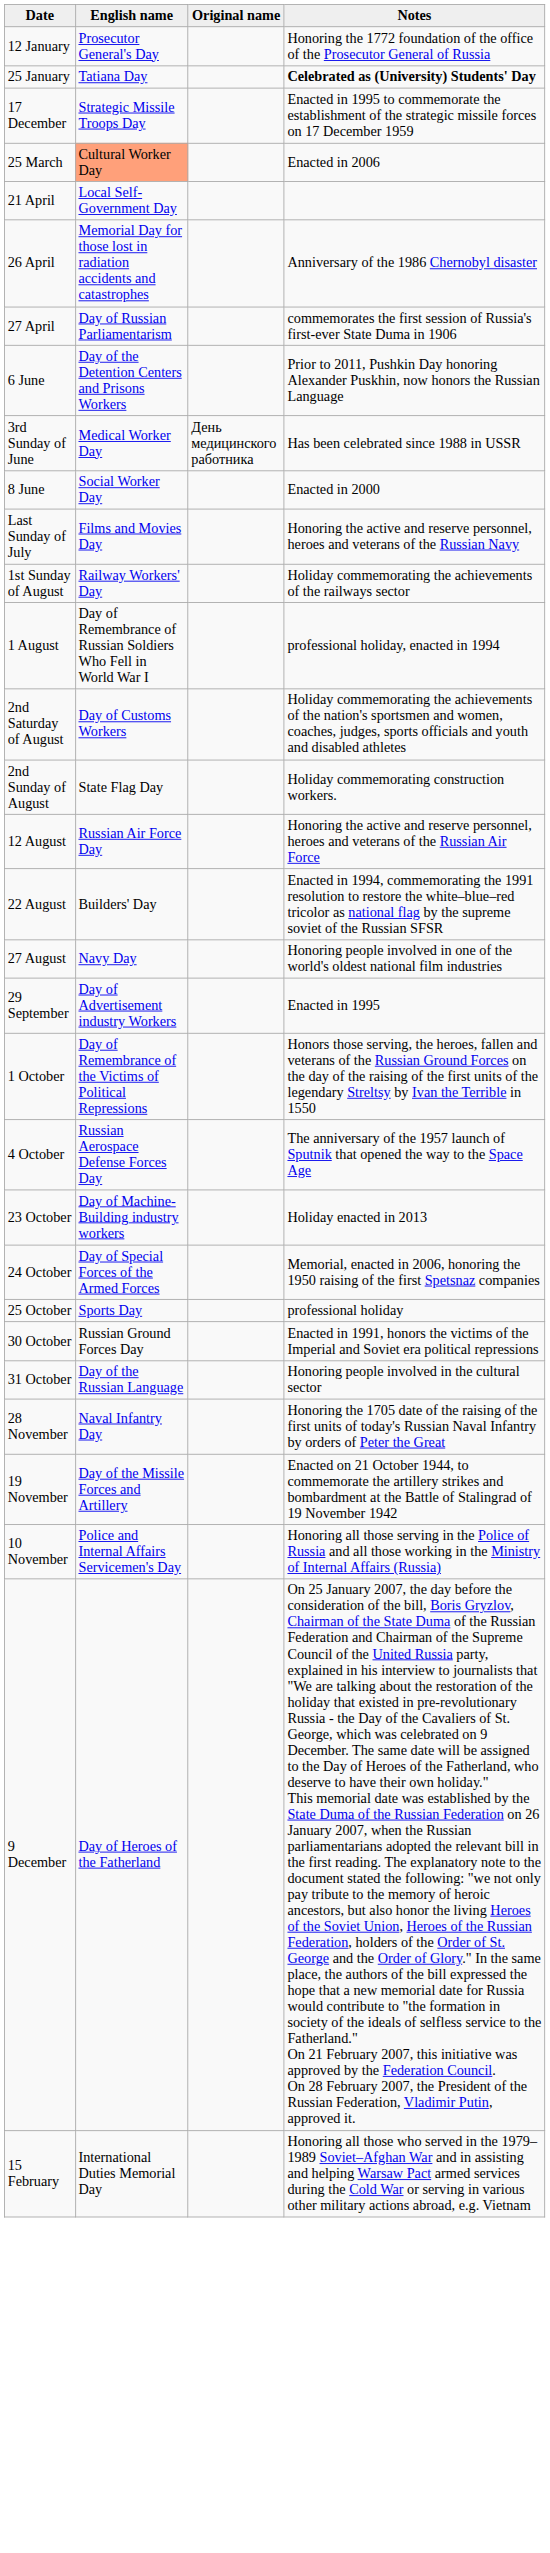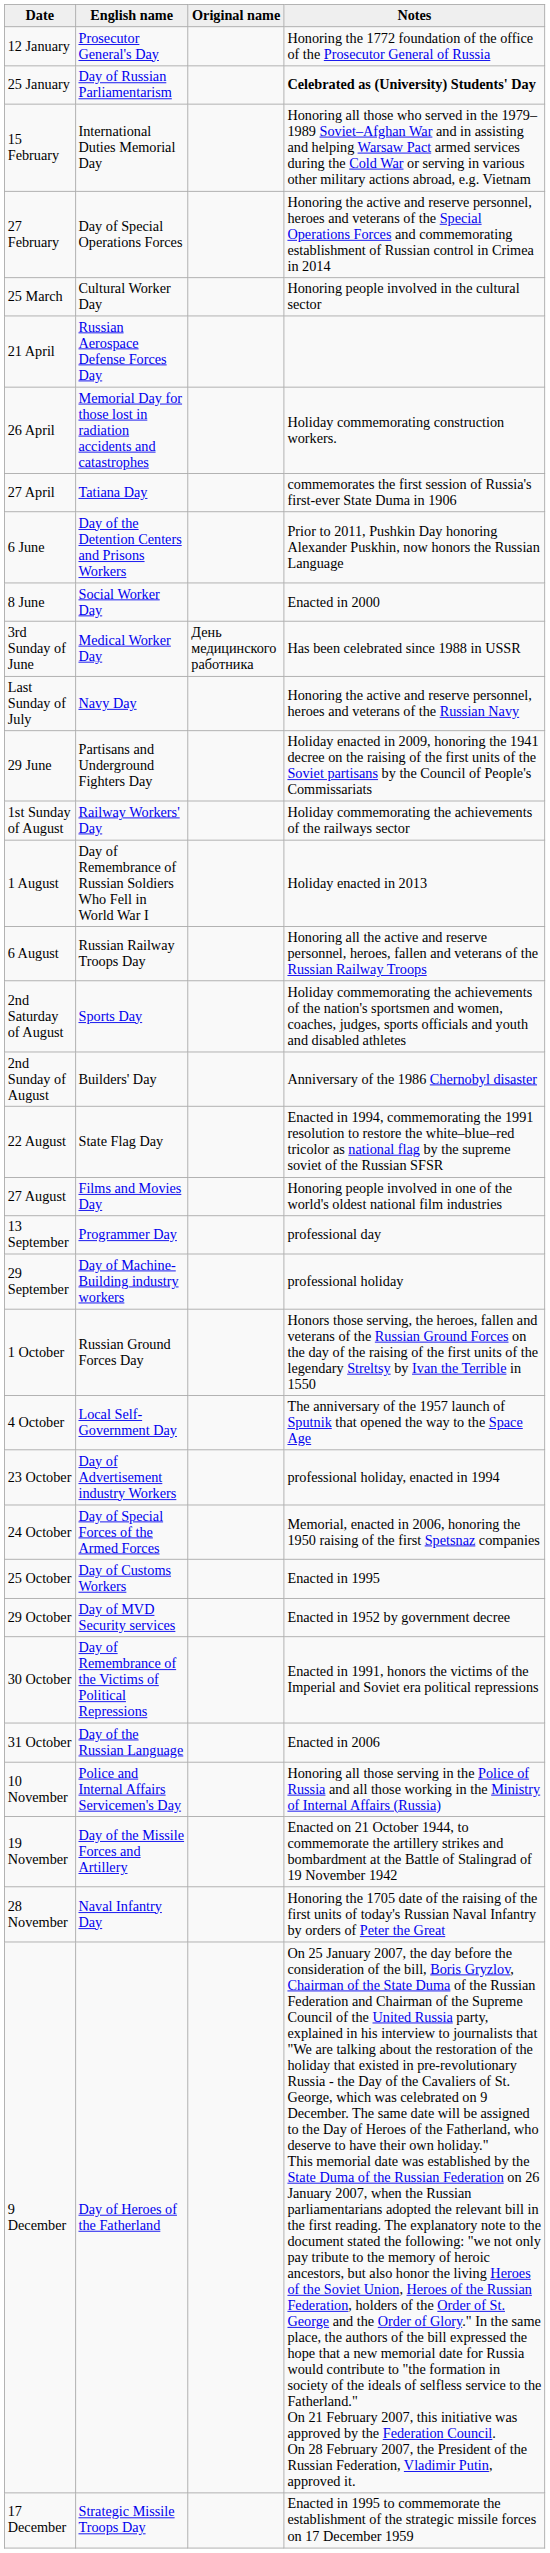(113, 76) Tatiana Day -> (125, 84) Day of Russian Parliamentarism
rows swapped: (33, 2173) <-> (37, 115)
+ row: (33, 234)
(125, 162) lightsalmon background -> (125, 296) no background
(334, 162) Enacted in 2006 -> (404, 296) Honoring people involved in the cultural sector
(128, 200) Local Self-Government Day -> (123, 351) Russian Aerospace Defense Forces Day
(412, 263) Anniversary of the 1986 Chernobyl disaster -> (396, 430) Holiday commemorating construction workers.
(125, 326) Day of Russian Parliamentarism -> (113, 492) Tatiana Day
rows swapped: (26, 489) <-> (37, 443)
(130, 536) Films and Movies Day -> (108, 703) Navy Day
+ row: (30, 765)
(394, 645) professional holiday, enacted in 1994 -> (357, 883) Holiday enacted in 2013
+ row: (33, 953)
(125, 724) Day of Customs Workers -> (110, 1016) Sports Day
(121, 787) State Flag Day -> (118, 1079) Builders' Day
(396, 787) Holiday commemorating construction workers. -> (412, 1079) Anniversary of the 1986 Chernobyl disaster
- row: (37, 841)
(118, 904) Builders' Day -> (121, 1141) State Flag Day
(108, 958) Navy Day -> (130, 1196) Films and Movies Day
+ row: (38, 1234)
(127, 1005) Day of Advertisement industry Workers -> (129, 1281) Day of Machine-Building industry workers
(334, 1005) Enacted in 1995 -> (345, 1281) professional holiday
(127, 1076) Day of Remembrance of the Victims of Political Repressions -> (125, 1352) Russian Ground Forces Day
(123, 1154) Russian Aerospace Defense Forces Day -> (128, 1422) Local Self-Government Day
(129, 1217) Day of Machine-Building industry workers -> (127, 1477) Day of Advertisement industry Workers
(357, 1217) Holiday enacted in 2013 -> (394, 1477) professional holiday, enacted in 1994
(110, 1310) Sports Day -> (125, 1578) Day of Customs Workers
(345, 1310) professional holiday -> (334, 1578) Enacted in 1995
+ row: (40, 1617)
(125, 1341) Russian Ground Forces Day -> (127, 1679) Day of Remembrance of the Victims of Political Repressions
(404, 1379) Honoring people involved in the cultural sector -> (334, 1742) Enacted in 2006
rows swapped: (38, 1551) <-> (38, 1426)
